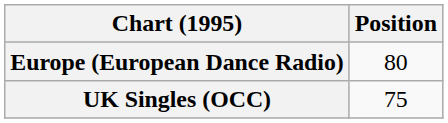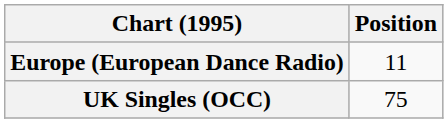(396, 61) 80 -> (396, 61) 11
